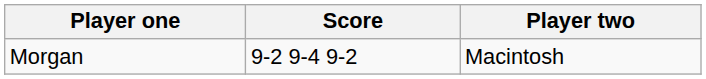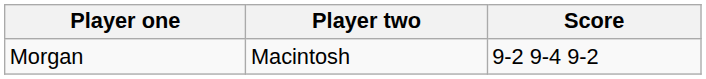columns swapped: (581, 21) <-> (353, 21)
